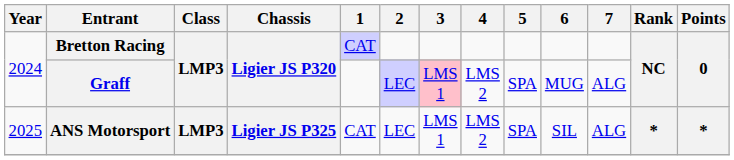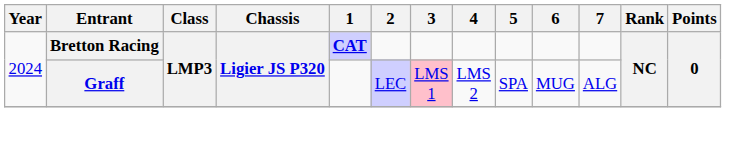(360, 45) normal -> (350, 45) bold
- row: (110, 130)
